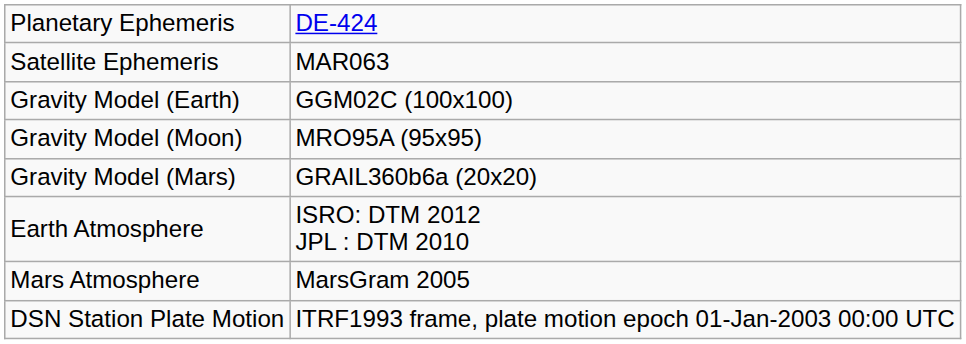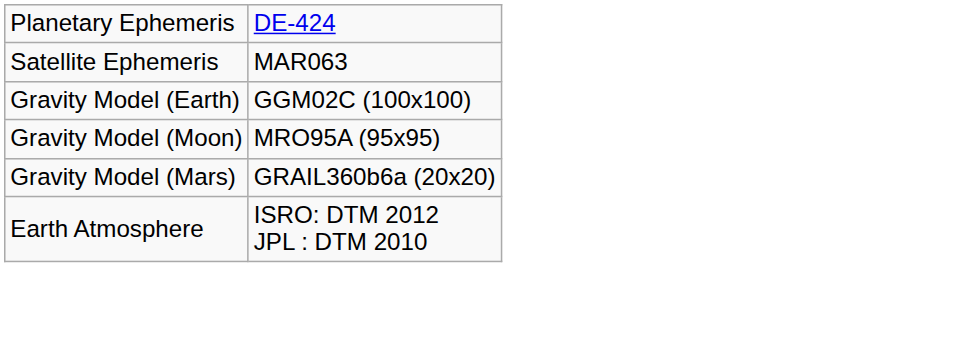- row: (105, 280)
- row: (147, 319)
